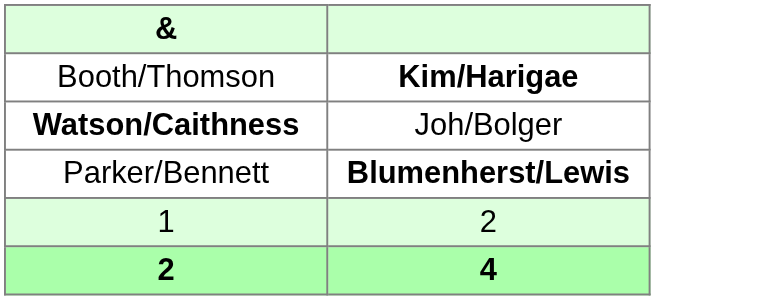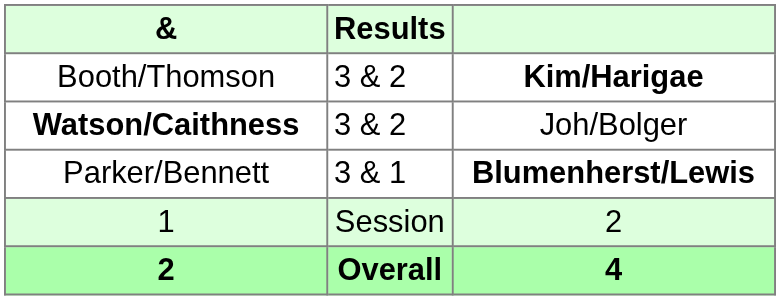+ column: (390, 28)
